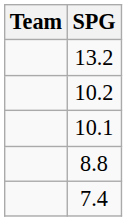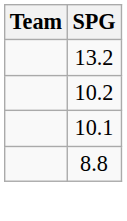- row: (94, 198)
